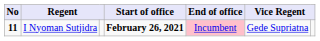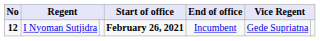(13, 28) 11 -> (13, 28) 12
(215, 28) pink background -> (215, 28) no background
